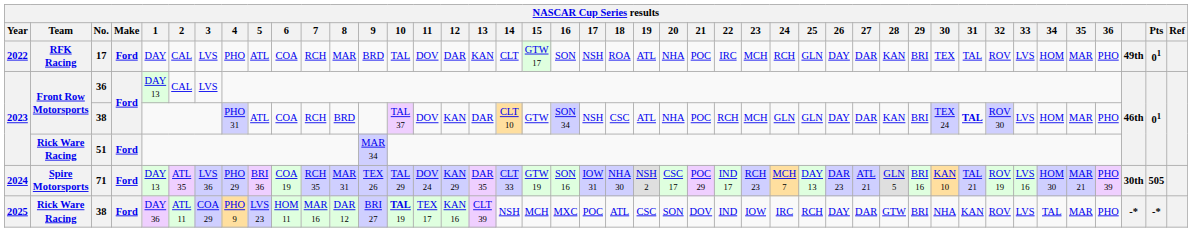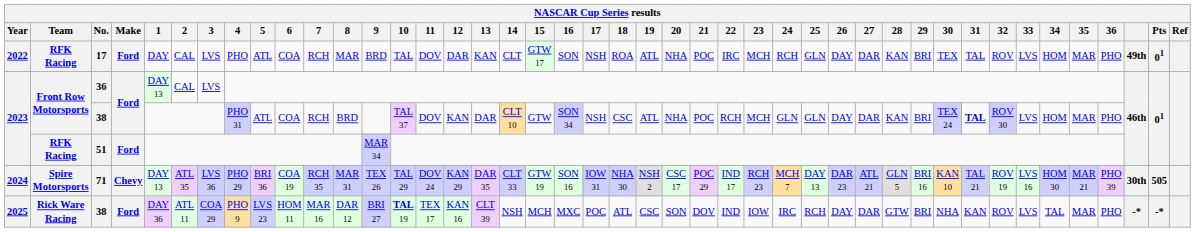(61, 149) Rick Ware Racing -> (61, 149) RFK Racing
(127, 180) Ford -> (128, 180) Chevy
